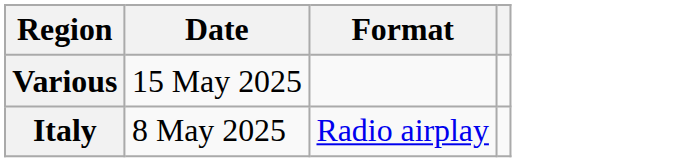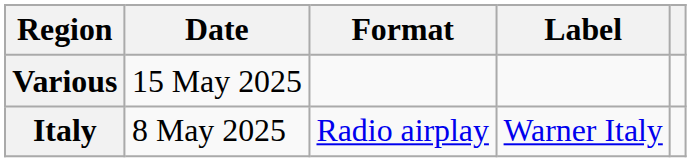+ column: (583, 29)
